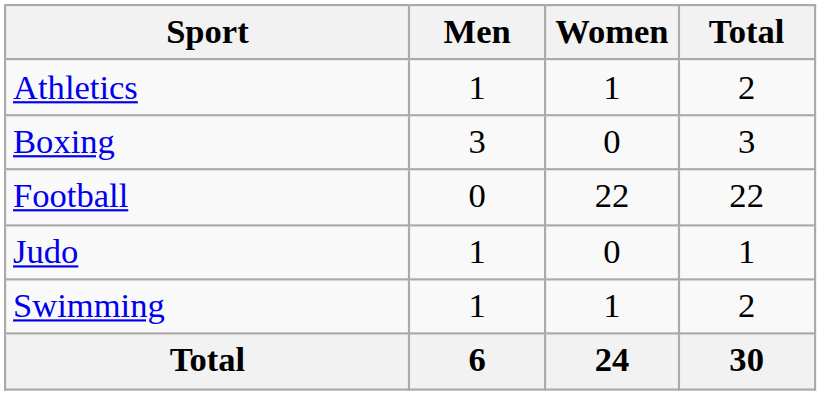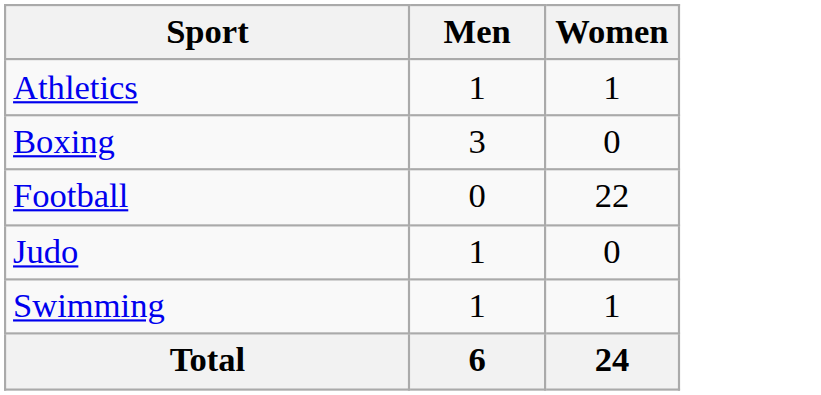- column: (747, 31)
